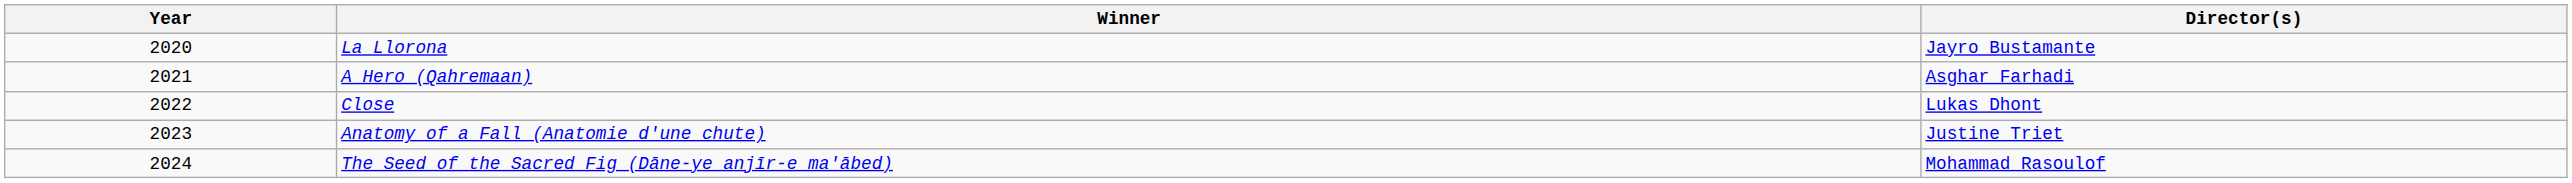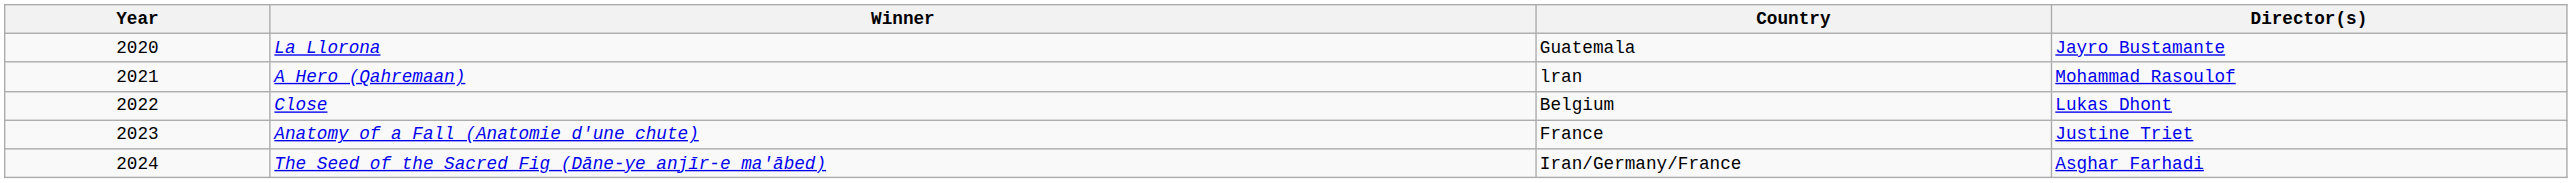+ column: (1793, 19)
(2000, 77) Asghar Farhadi -> (2146, 77) Mohammad Rasoulof
(2016, 163) Mohammad Rasoulof -> (2130, 163) Asghar Farhadi
